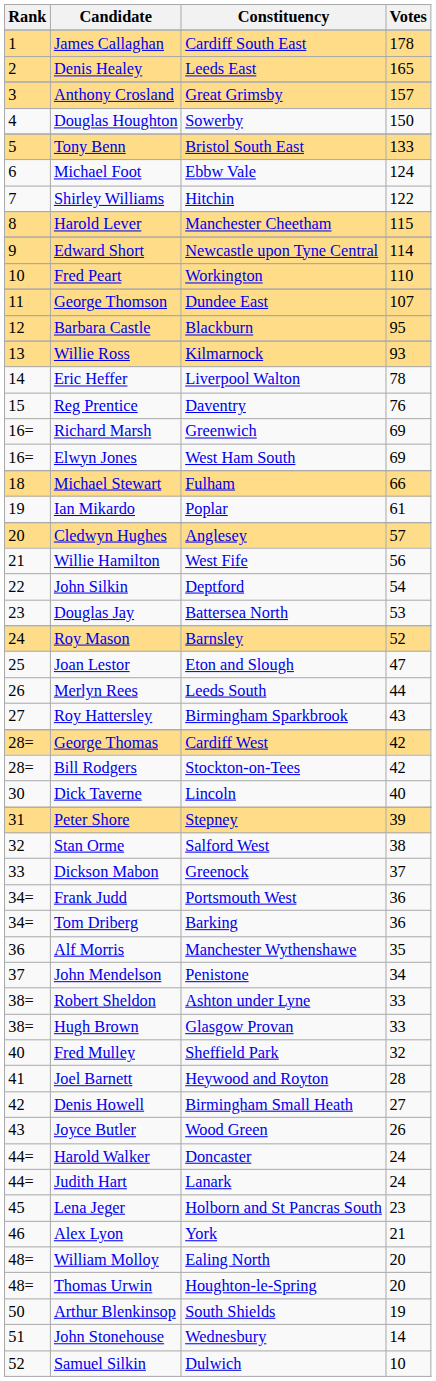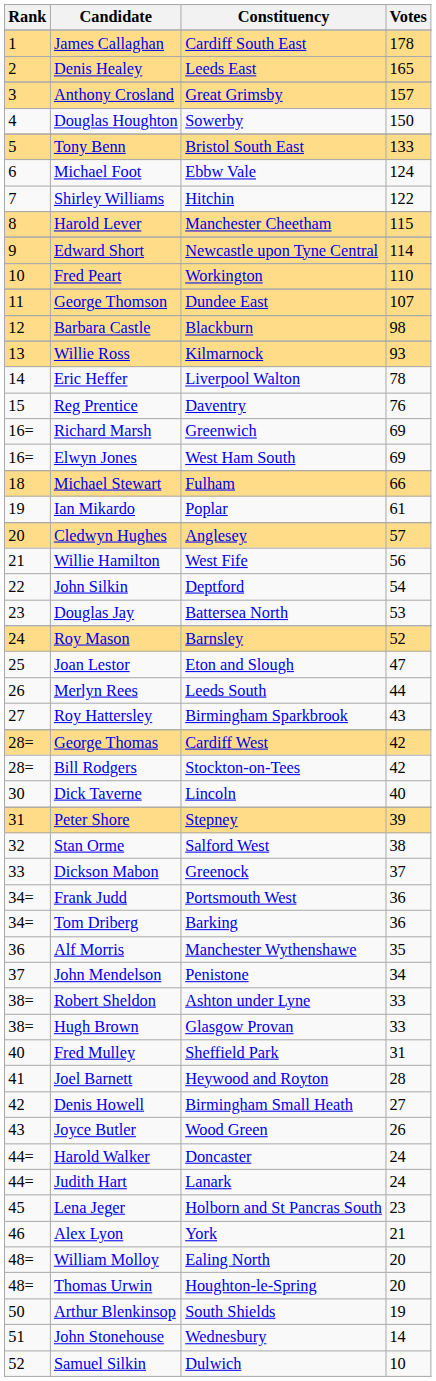(398, 328) 95 -> (398, 328) 98
(398, 1052) 32 -> (398, 1052) 31
